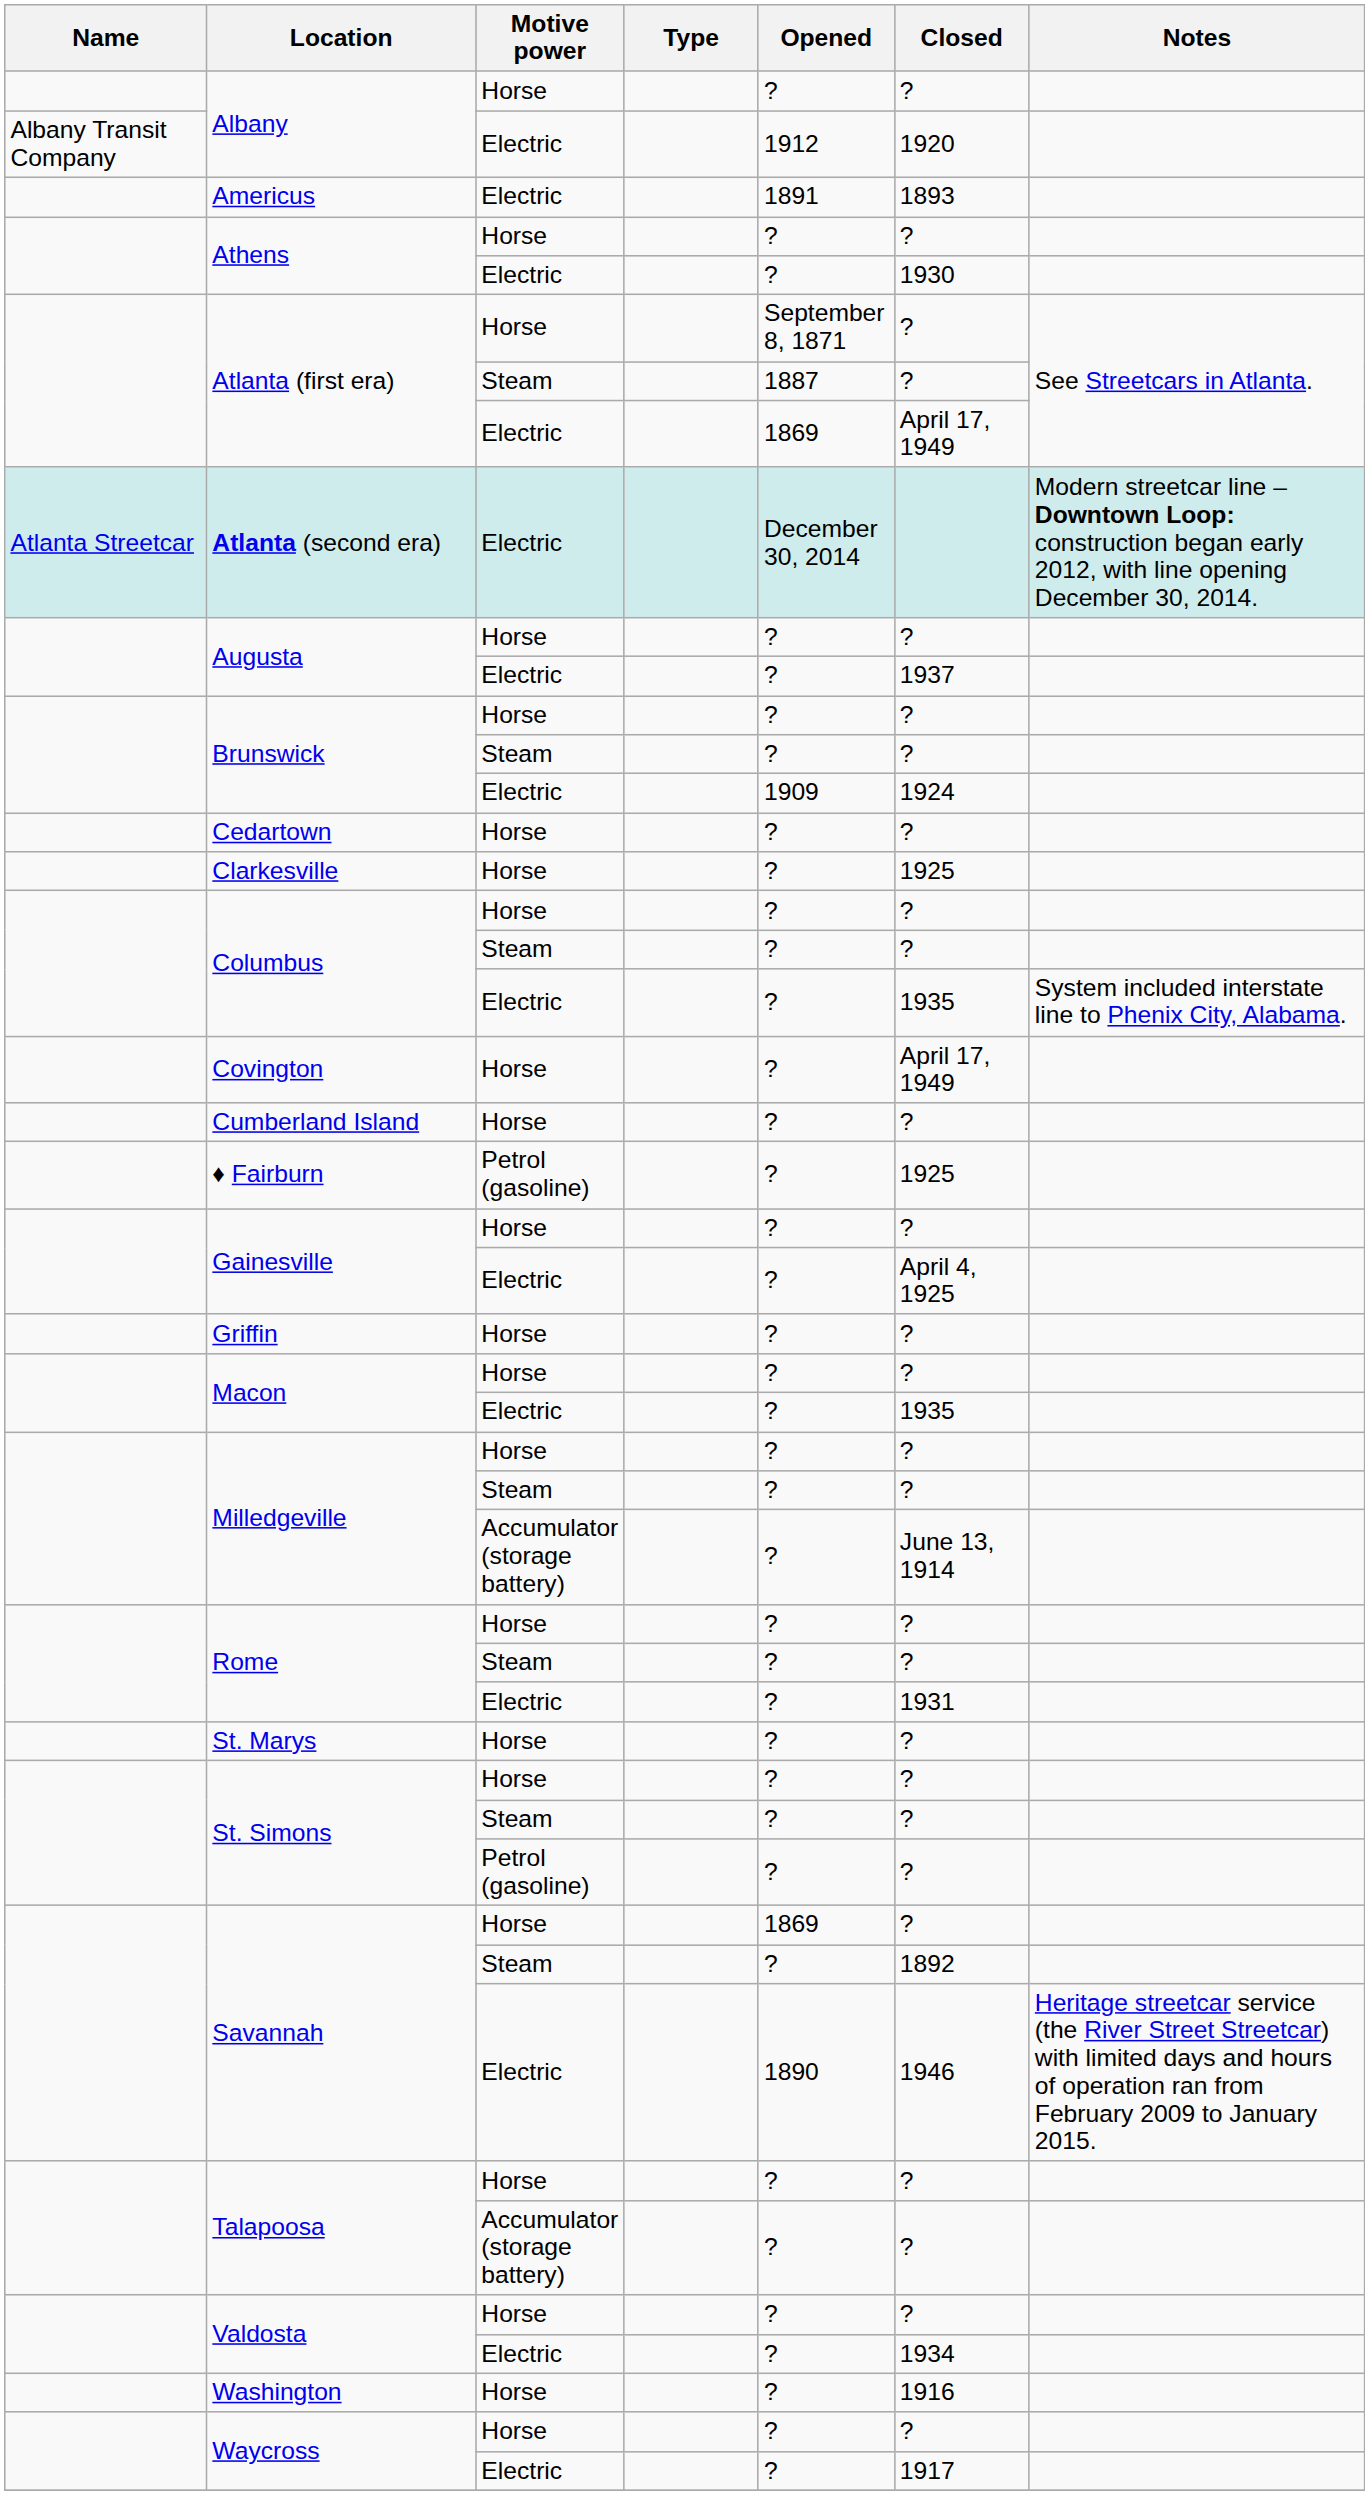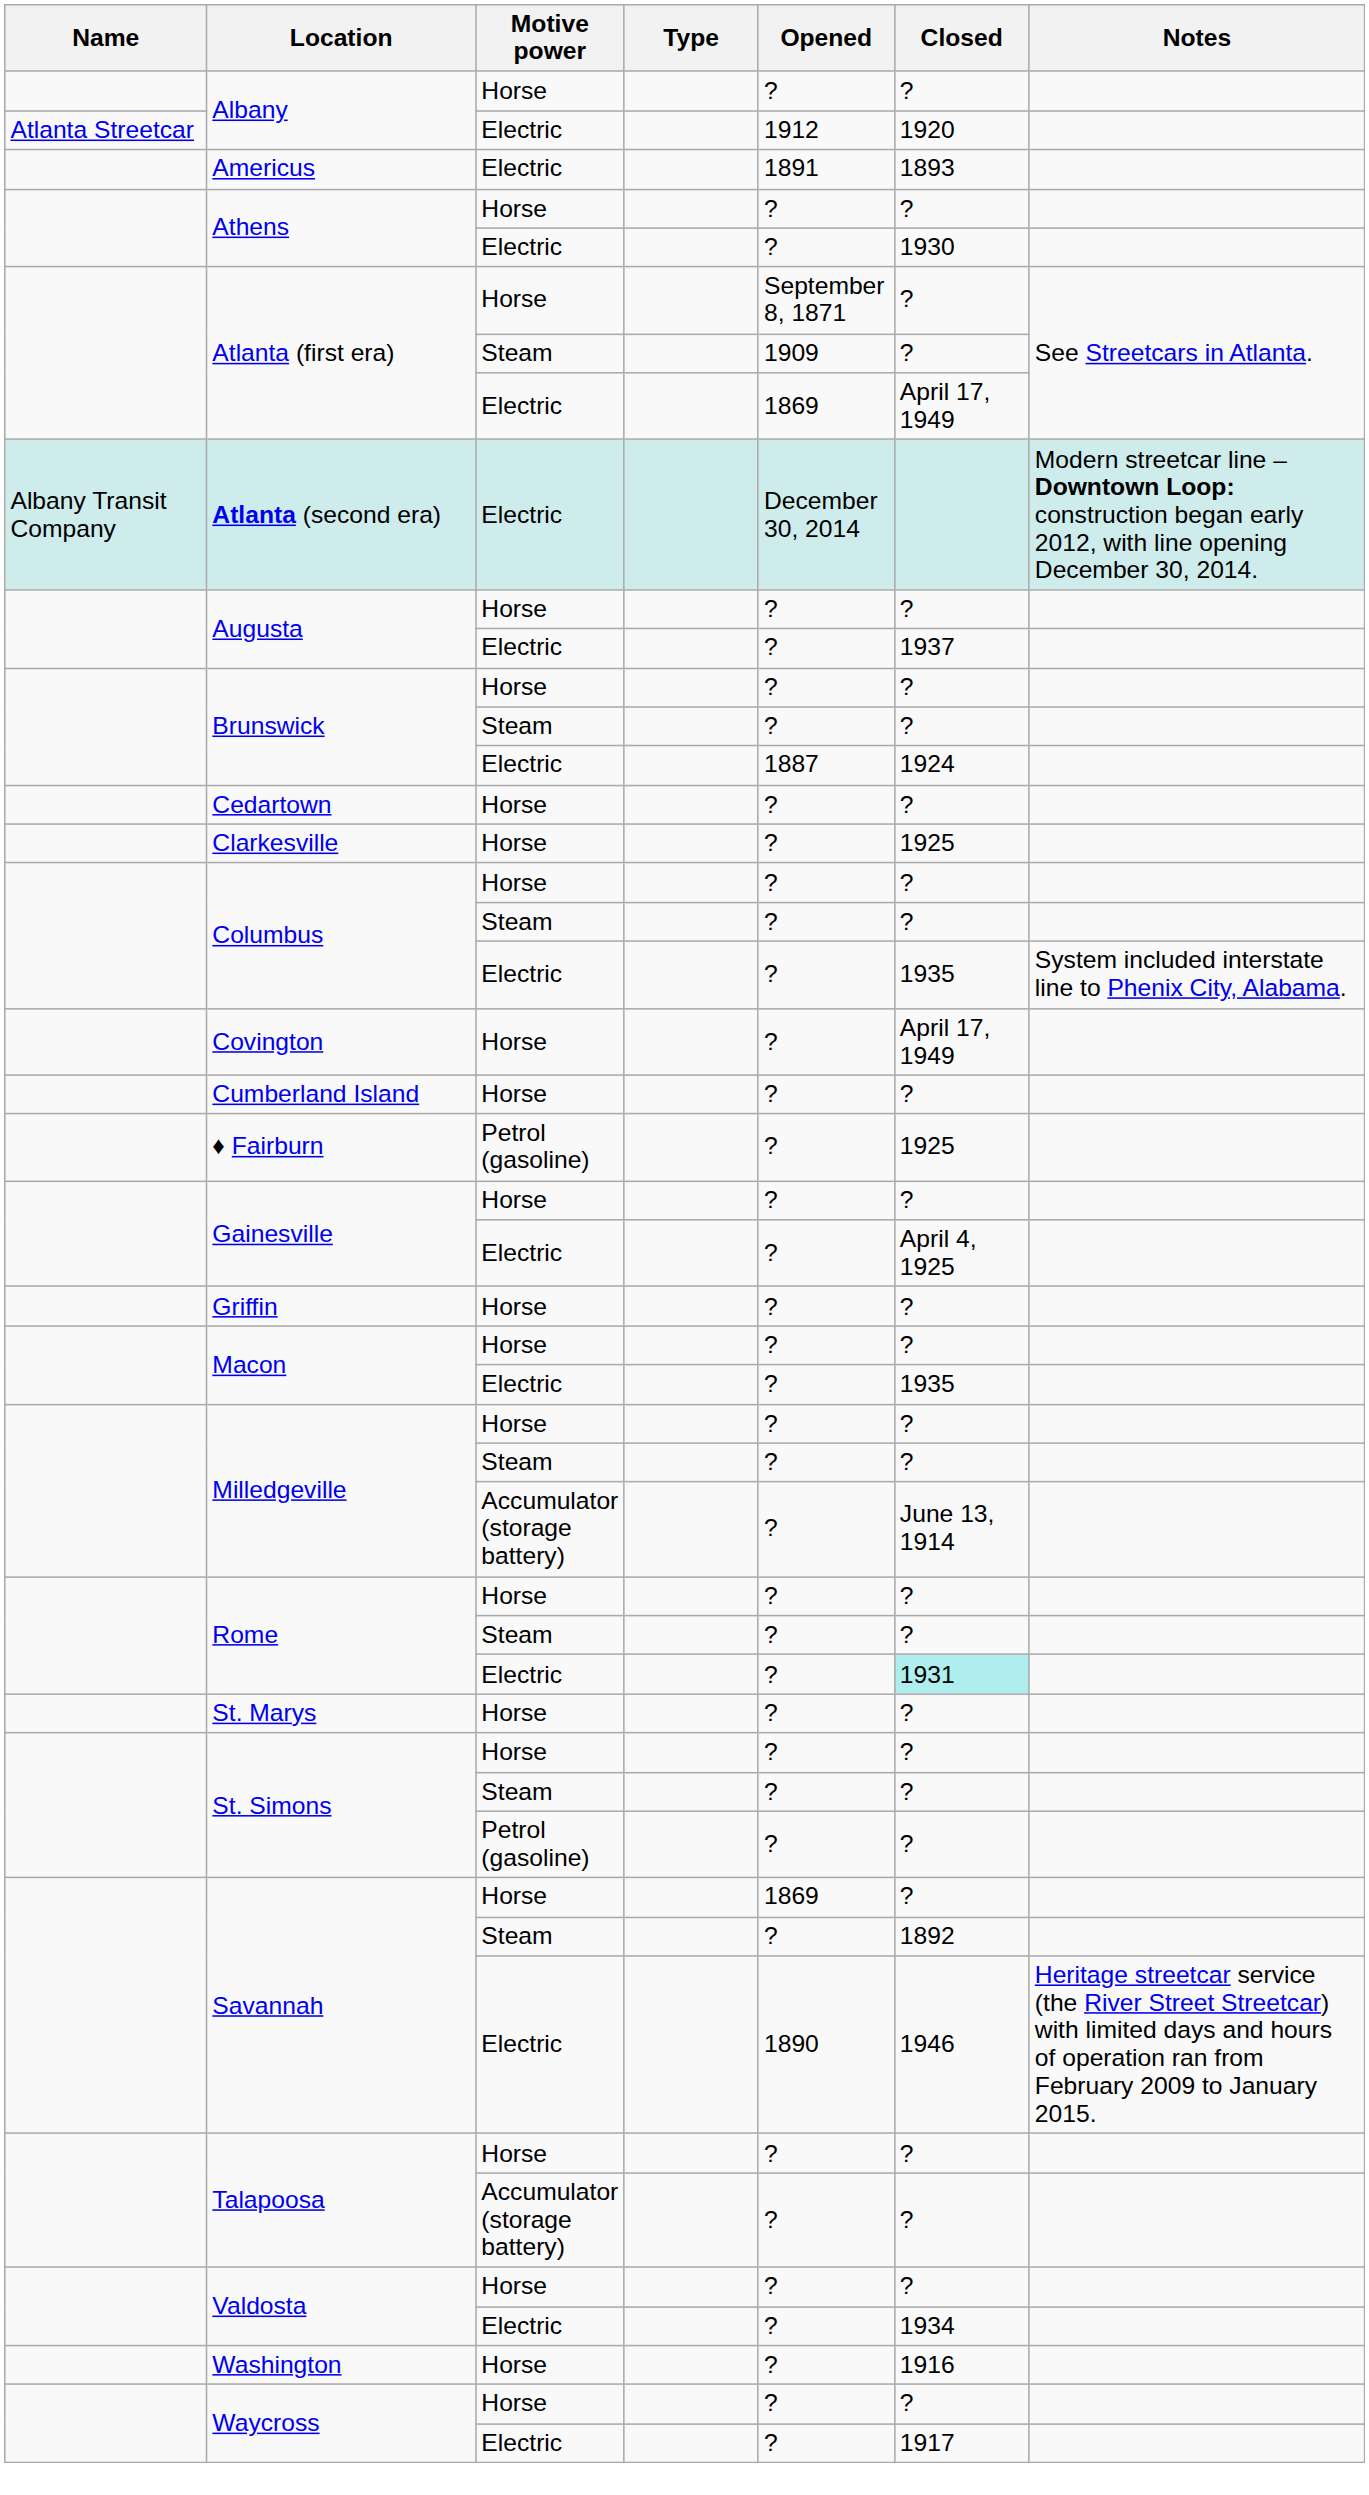(89, 143) Albany Transit Company -> (102, 129) Atlanta Streetcar
(791, 380) 1887 -> (791, 353) 1909
(102, 542) Atlanta Streetcar -> (89, 514) Albany Transit Company
(791, 792) 1909 -> (791, 765) 1887
(927, 1701) no background -> (927, 1673) paleturquoise background
